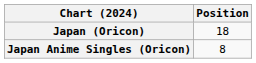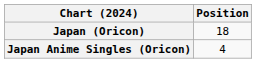(223, 49) 8 -> (223, 49) 4
